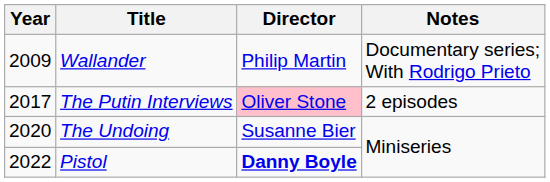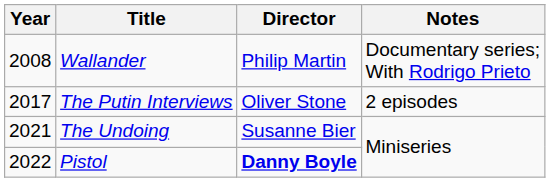(30, 60) 2009 -> (30, 60) 2008
(294, 101) pink background -> (294, 101) no background
(30, 131) 2020 -> (30, 131) 2021
